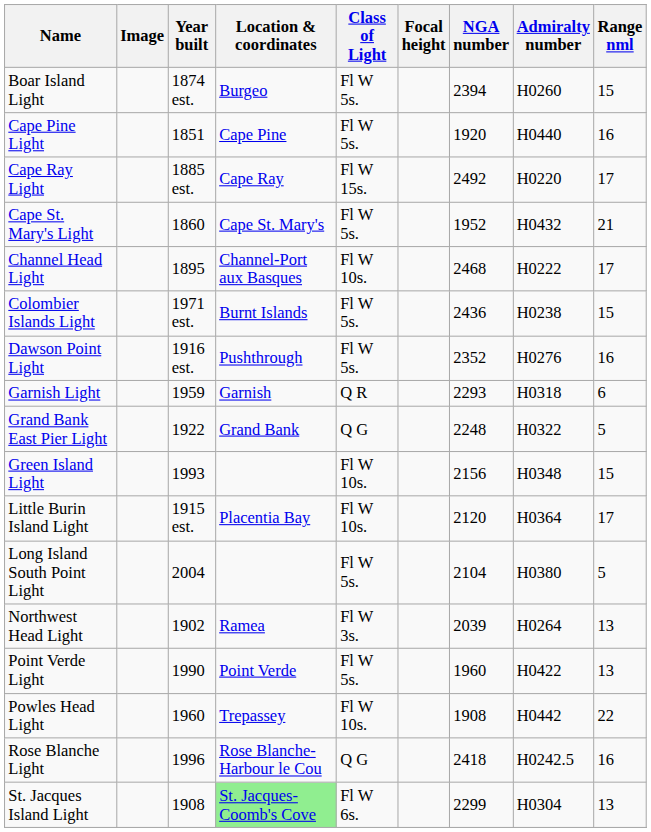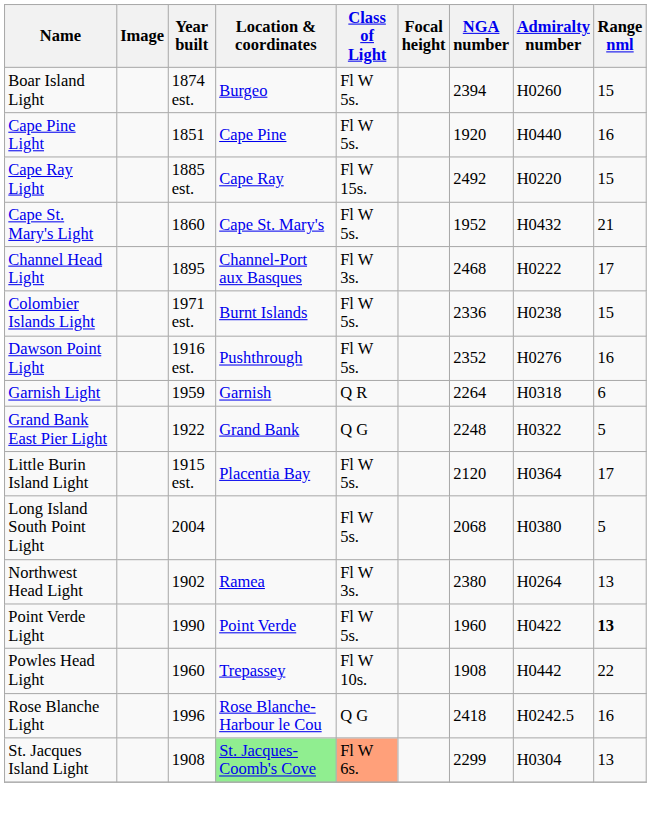(606, 179) 17 -> (606, 179) 15
(357, 268) Fl W 10s. -> (357, 268) Fl W 3s.
(470, 313) 2436 -> (470, 313) 2336
(470, 393) 2293 -> (470, 393) 2264
- row: (51, 473)
(357, 518) Fl W 10s. -> (357, 473) Fl W 5s.
(470, 572) 2104 -> (470, 527) 2068
(470, 626) 2039 -> (470, 581) 2380
(606, 670) normal -> (606, 626) bold
(357, 804) no background -> (357, 760) lightsalmon background
